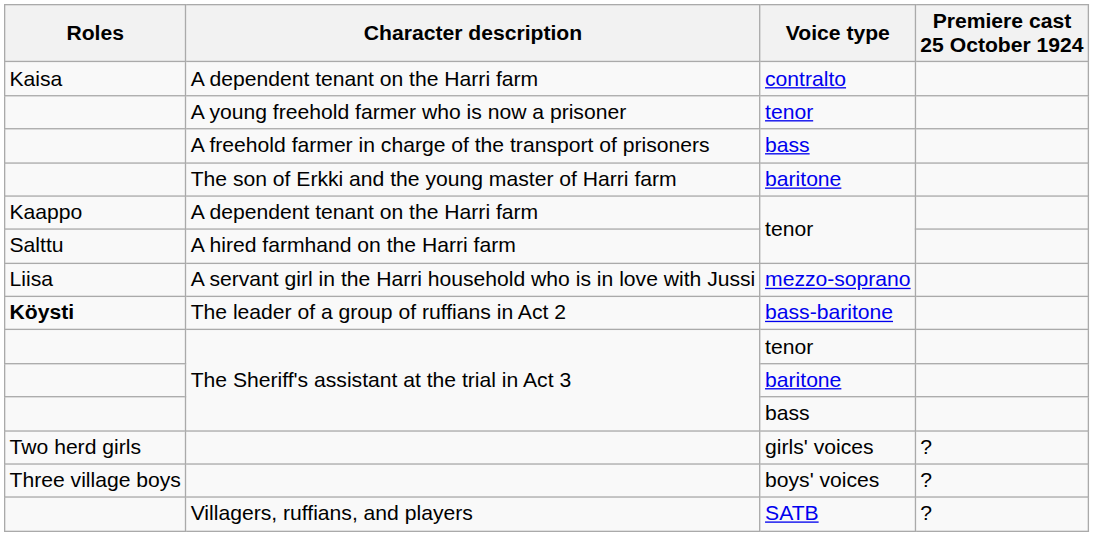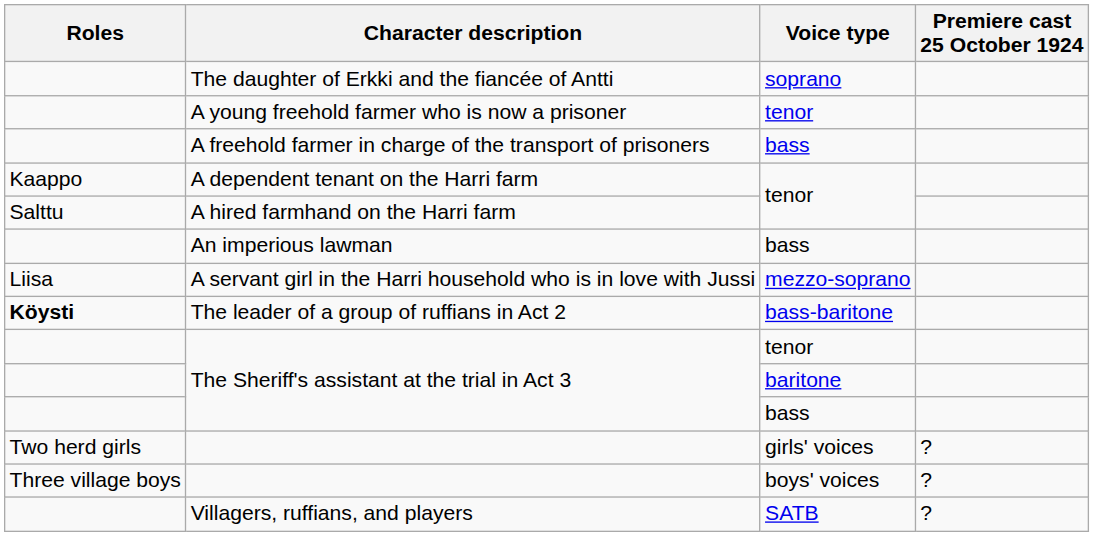+ row: (402, 78)
- row: (364, 78)
- row: (434, 178)
+ row: (292, 245)
